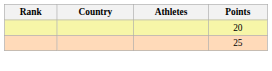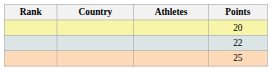+ row: (238, 43)
